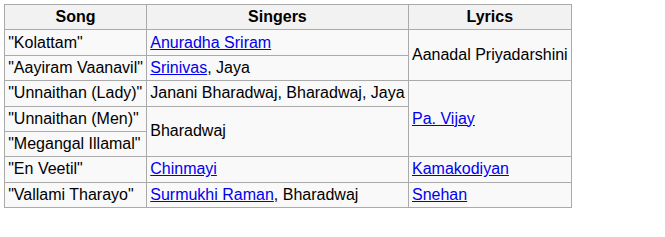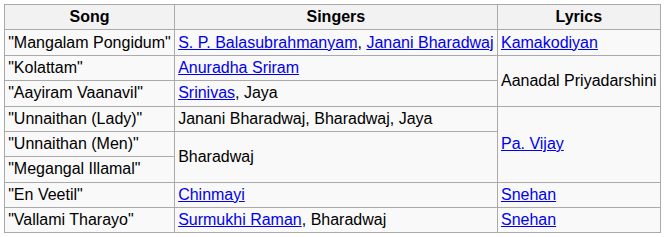+ row: (89, 42)
(460, 169) Kamakodiyan -> (529, 194) Snehan
